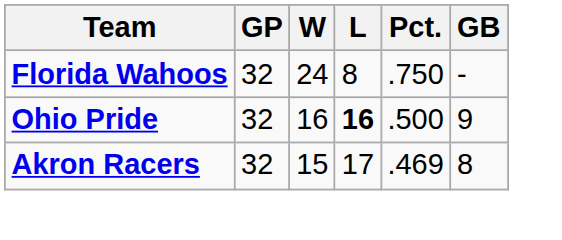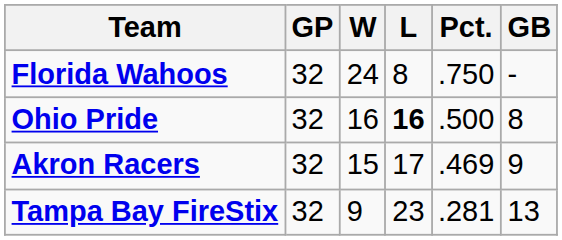(465, 119) 9 -> (516, 119) 8
(465, 165) 8 -> (516, 165) 9
+ row: (145, 211)
